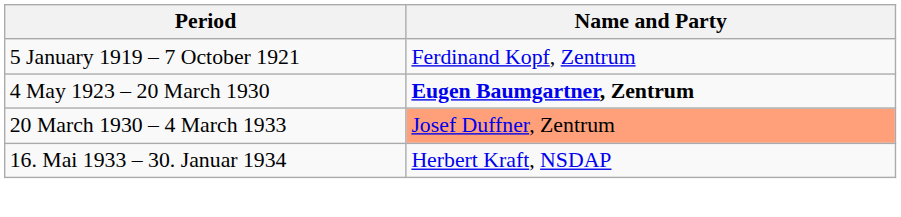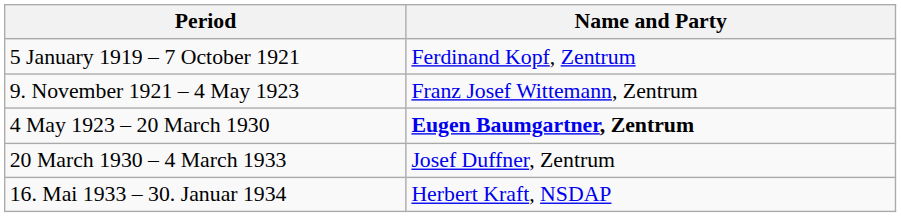+ row: (154, 90)
(513, 125) lightsalmon background -> (513, 159) no background
